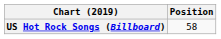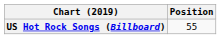(192, 27) 58 -> (192, 27) 55
